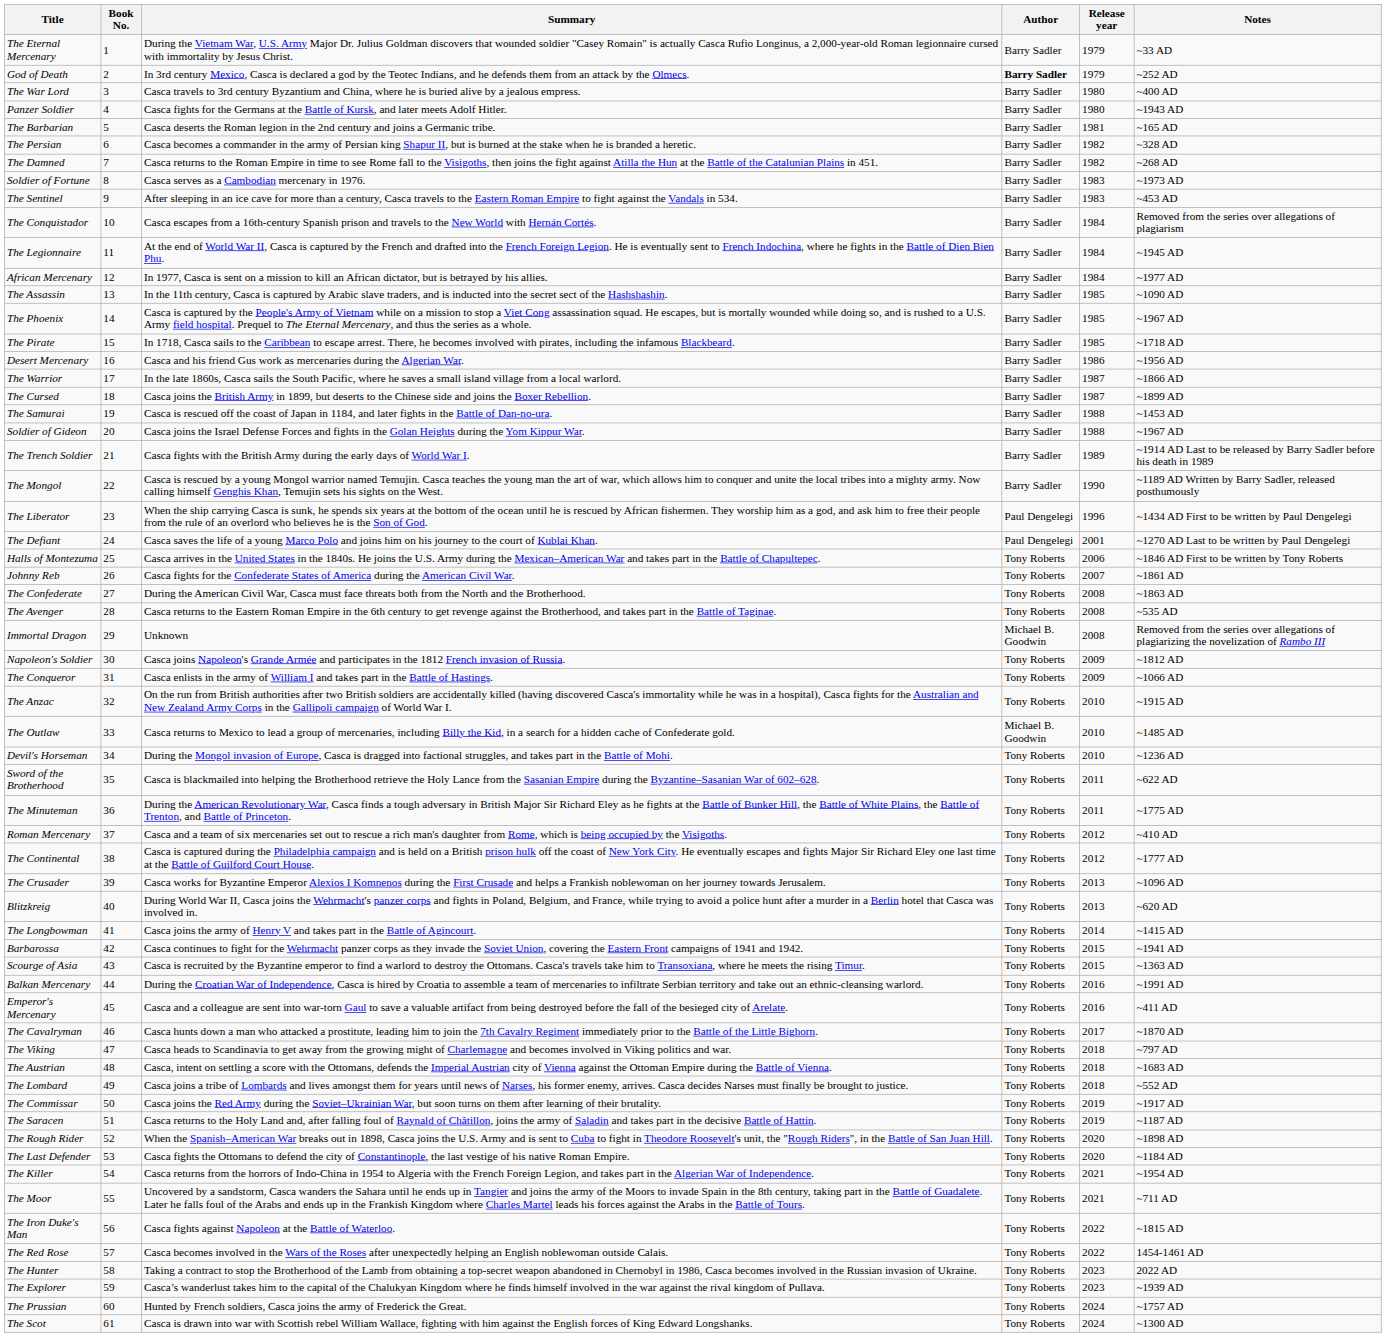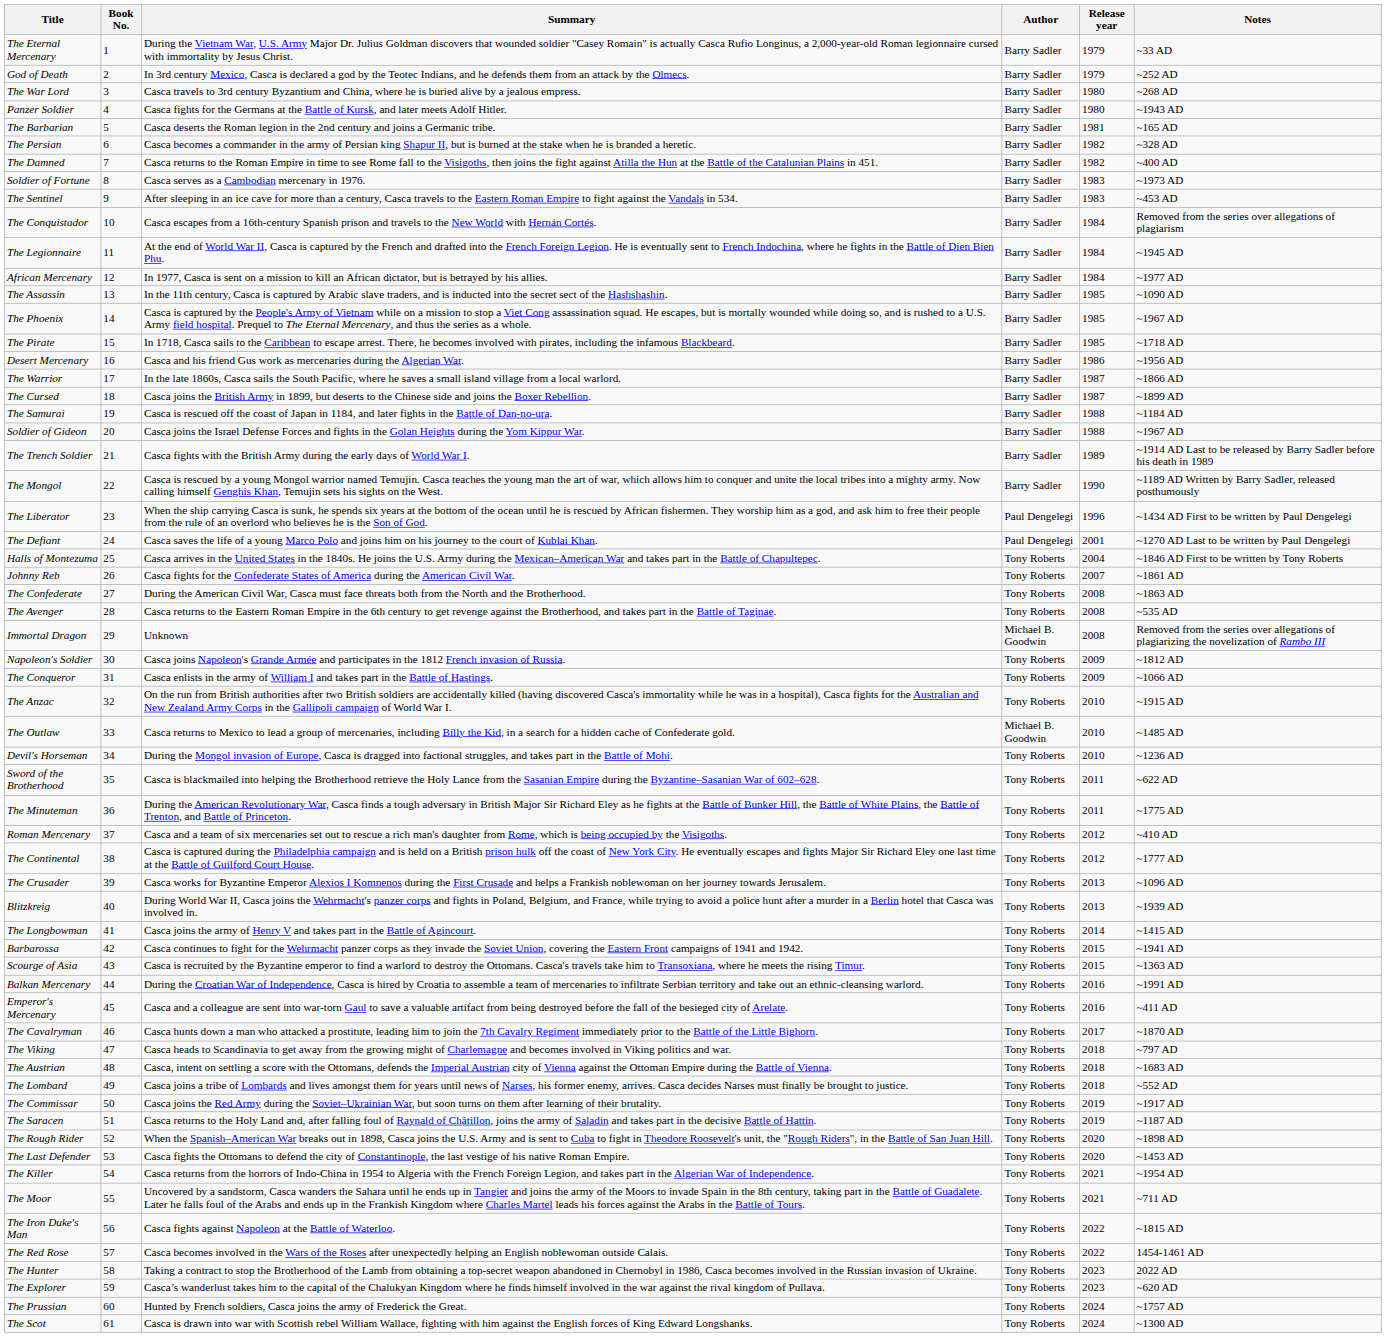(1036, 74) bold -> (1033, 74) normal
(1157, 91) ~400 AD -> (1157, 91) ~268 AD
(1157, 162) ~268 AD -> (1157, 162) ~400 AD
(1160, 413) ~1453 AD -> (1160, 413) ~1184 AD
(1093, 558) 2006 -> (1093, 558) 2004
(1157, 906) ~620 AD -> (1160, 906) ~1939 AD
(1160, 1156) ~1184 AD -> (1160, 1156) ~1453 AD
(1160, 1288) ~1939 AD -> (1157, 1288) ~620 AD
